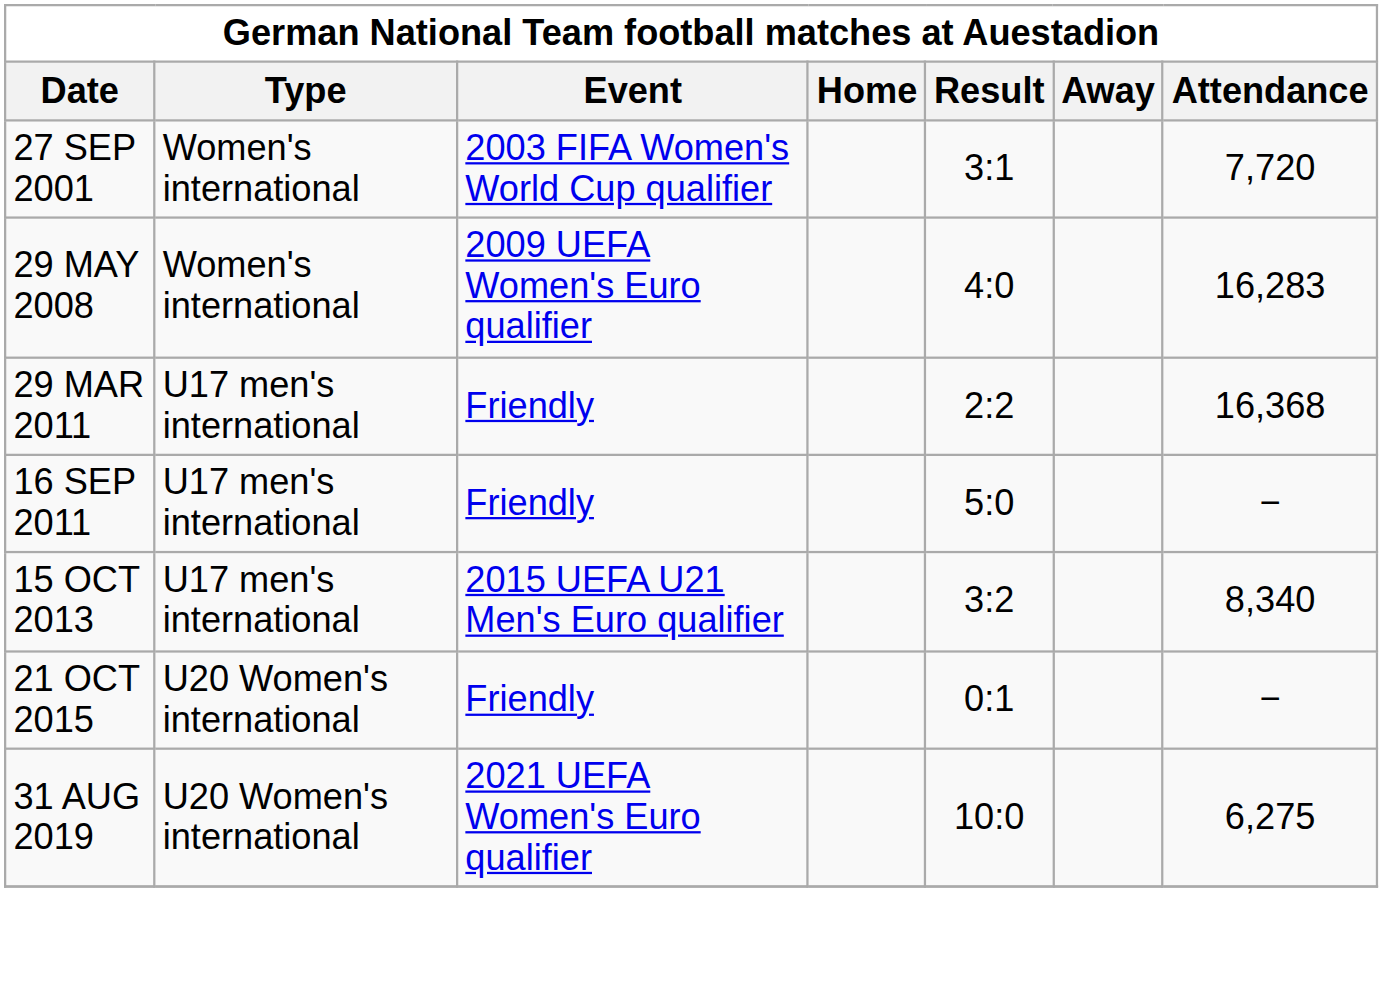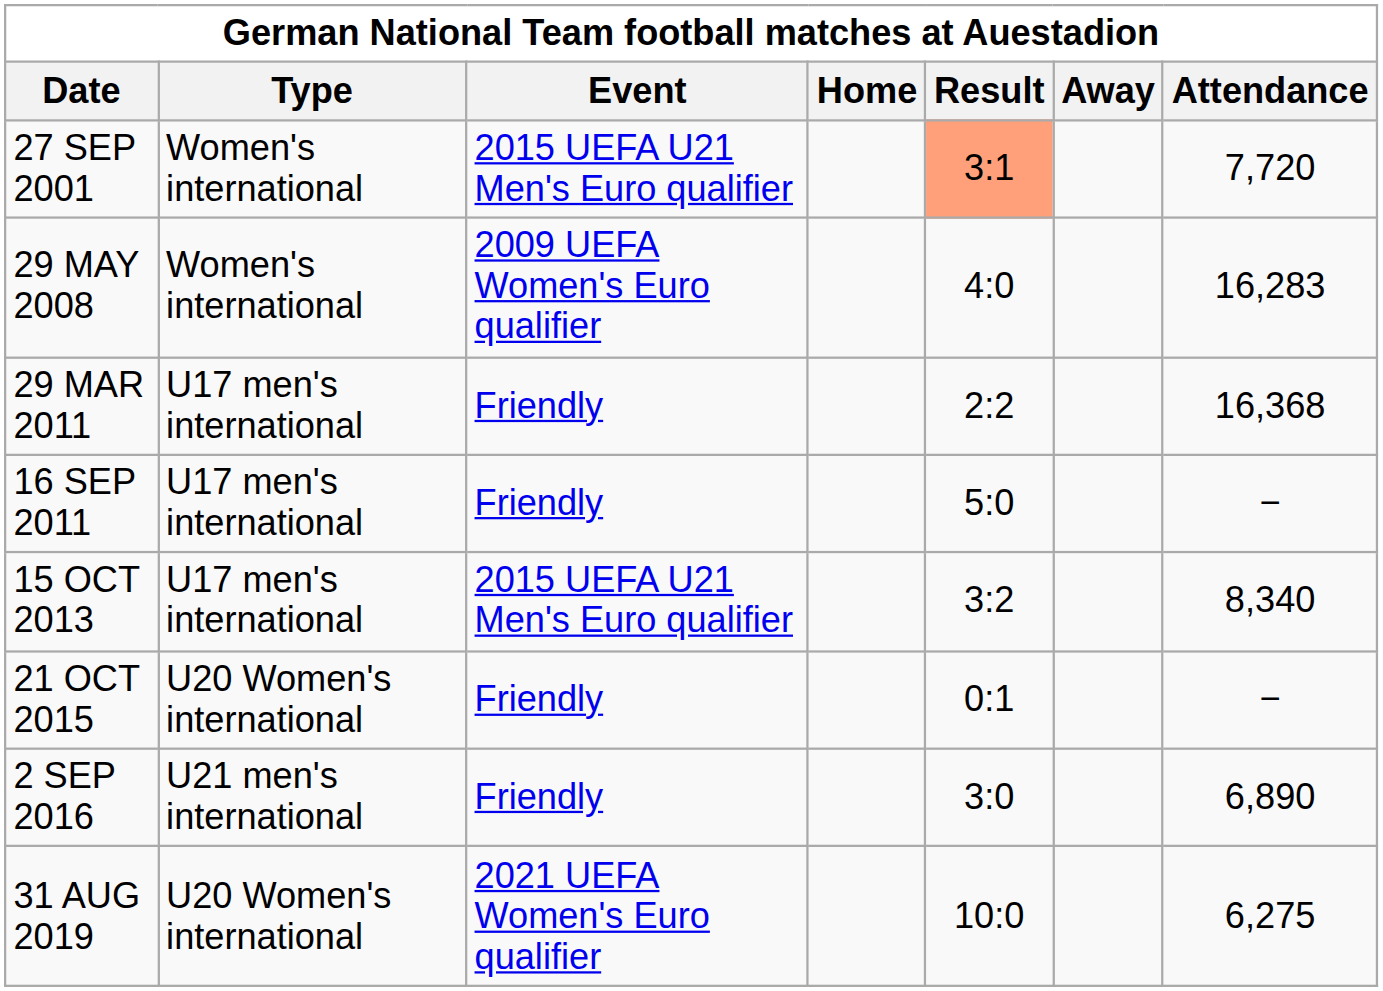(627, 168) 2003 FIFA Women's World Cup qualifier -> (634, 168) 2015 UEFA U21 Men's Euro qualifier
(989, 168) no background -> (989, 168) lightsalmon background
+ row: (65, 797)
